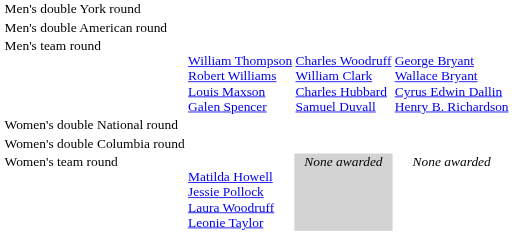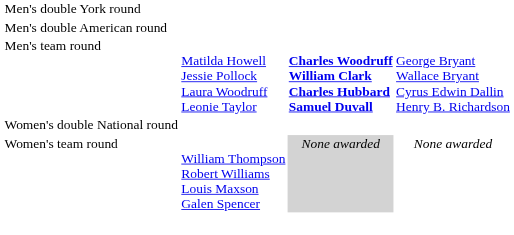(240, 83) William Thompson Robert Williams Louis Maxson Galen Spencer -> (224, 83) Matilda Howell Jessie Pollock Laura Woodruff Leonie Taylor
(343, 83) normal -> (341, 83) bold
- row: (95, 143)
(231, 199) Matilda Howell Jessie Pollock Laura Woodruff Leonie Taylor -> (233, 181) William Thompson Robert Williams Louis Maxson Galen Spencer
